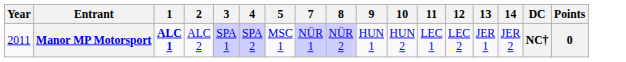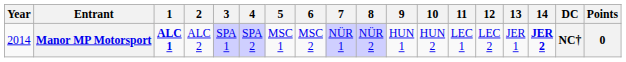+ column: (311, 13)
(19, 39) 2011 -> (19, 39) 2014
(510, 39) normal -> (542, 39) bold
